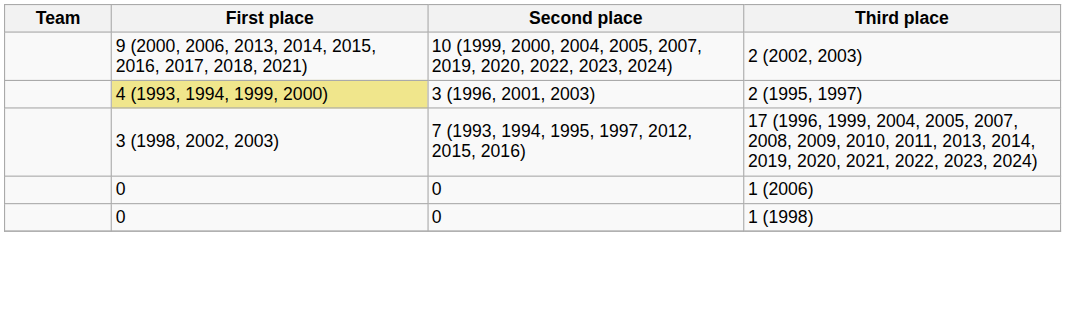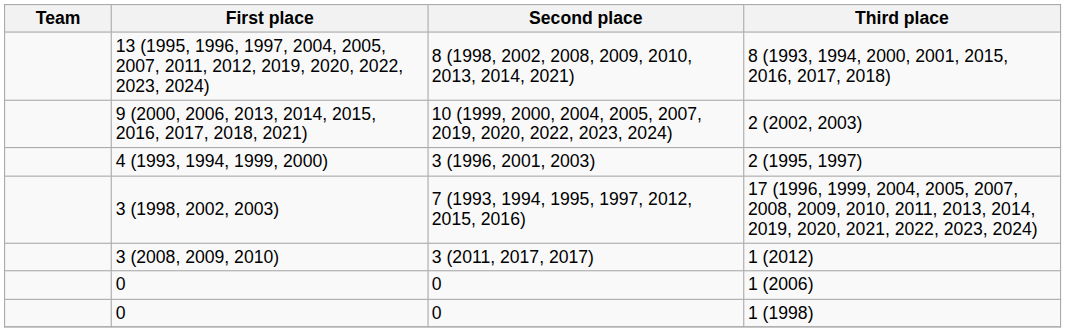+ row: (878, 66)
(222, 94) khaki background -> (222, 161) no background
+ row: (781, 257)
